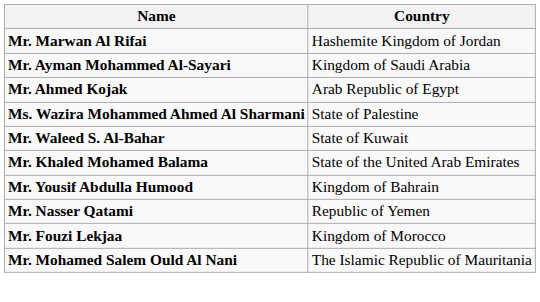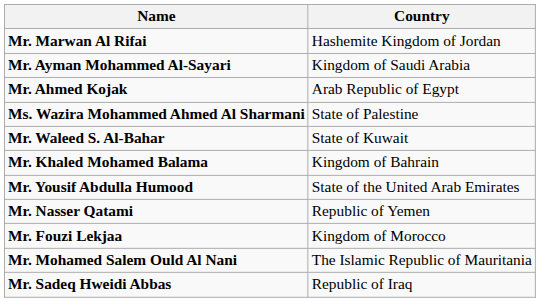(416, 162) State of the United Arab Emirates -> (375, 162) Kingdom of Bahrain
(375, 187) Kingdom of Bahrain -> (416, 187) State of the United Arab Emirates
+ row: (90, 284)
